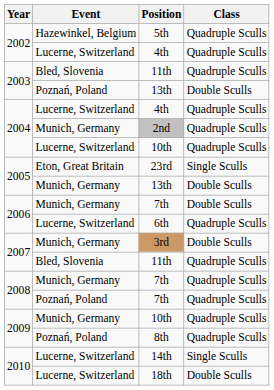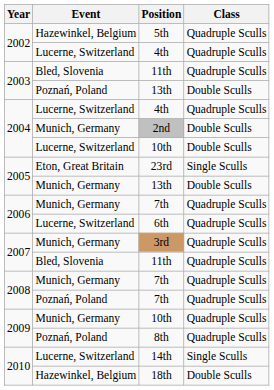(227, 128) Quadruple Sculls -> (219, 128) Double Sculls
(227, 147) Quadruple Sculls -> (219, 147) Double Sculls
(219, 204) Double Sculls -> (227, 204) Quadruple Sculls
(219, 242) Double Sculls -> (227, 242) Quadruple Sculls
(85, 376) Lucerne, Switzerland -> (86, 376) Hazewinkel, Belgium
